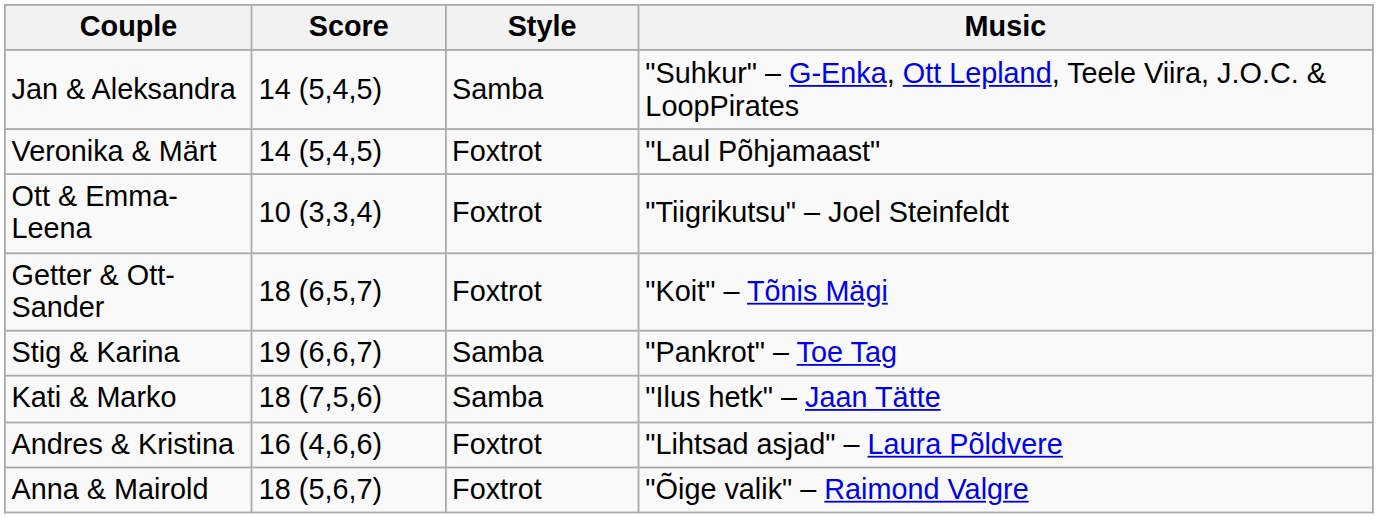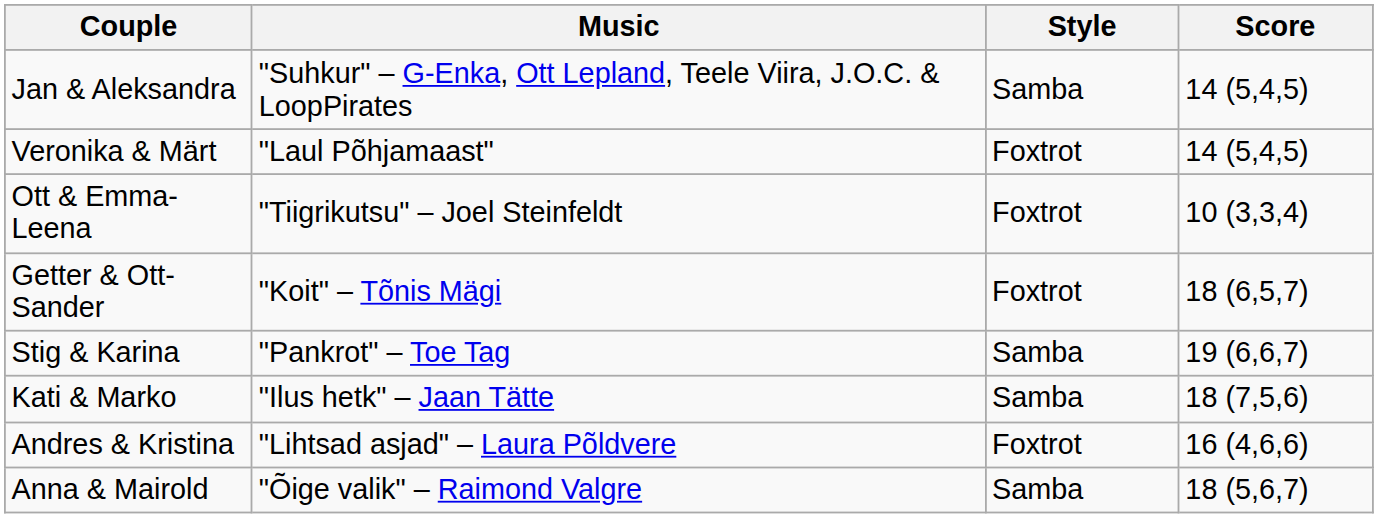columns swapped: (349, 27) <-> (1005, 27)
(497, 489) Foxtrot -> (1038, 489) Samba
